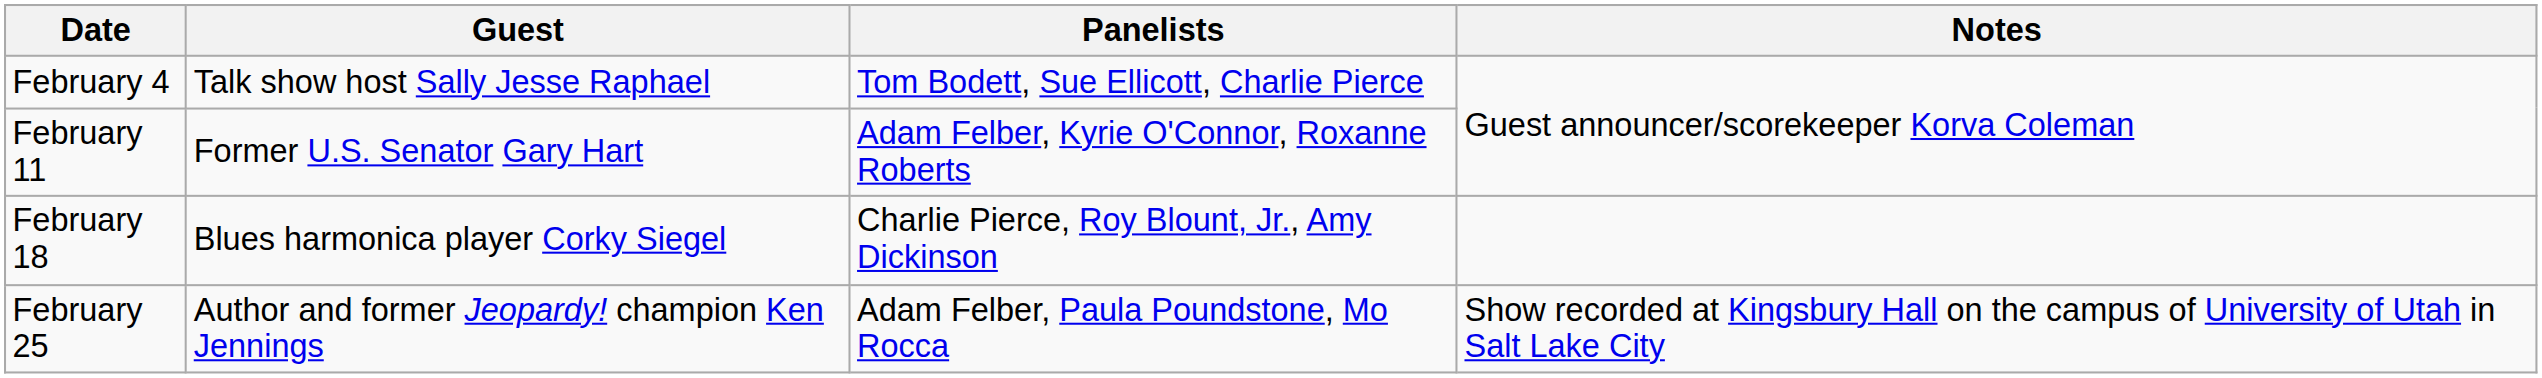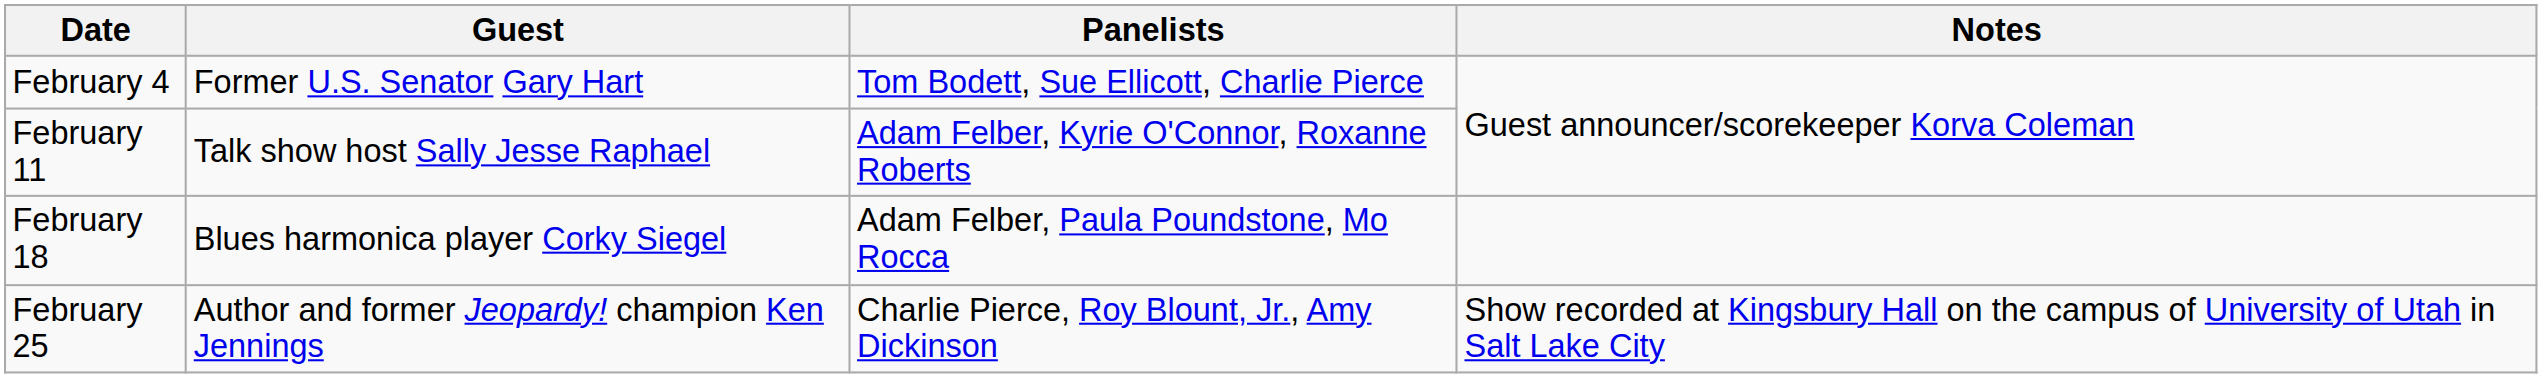(452, 81) Talk show host Sally Jesse Raphael -> (418, 81) Former U.S. Senator Gary Hart
(418, 151) Former U.S. Senator Gary Hart -> (452, 151) Talk show host Sally Jesse Raphael
(1114, 239) Charlie Pierce, Roy Blount, Jr., Amy Dickinson -> (1122, 239) Adam Felber, Paula Poundstone, Mo Rocca
(1122, 327) Adam Felber, Paula Poundstone, Mo Rocca -> (1114, 327) Charlie Pierce, Roy Blount, Jr., Amy Dickinson
